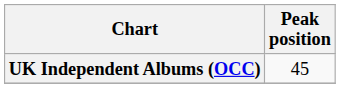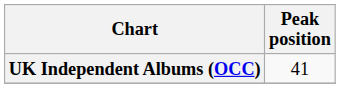(300, 68) 45 -> (300, 68) 41
